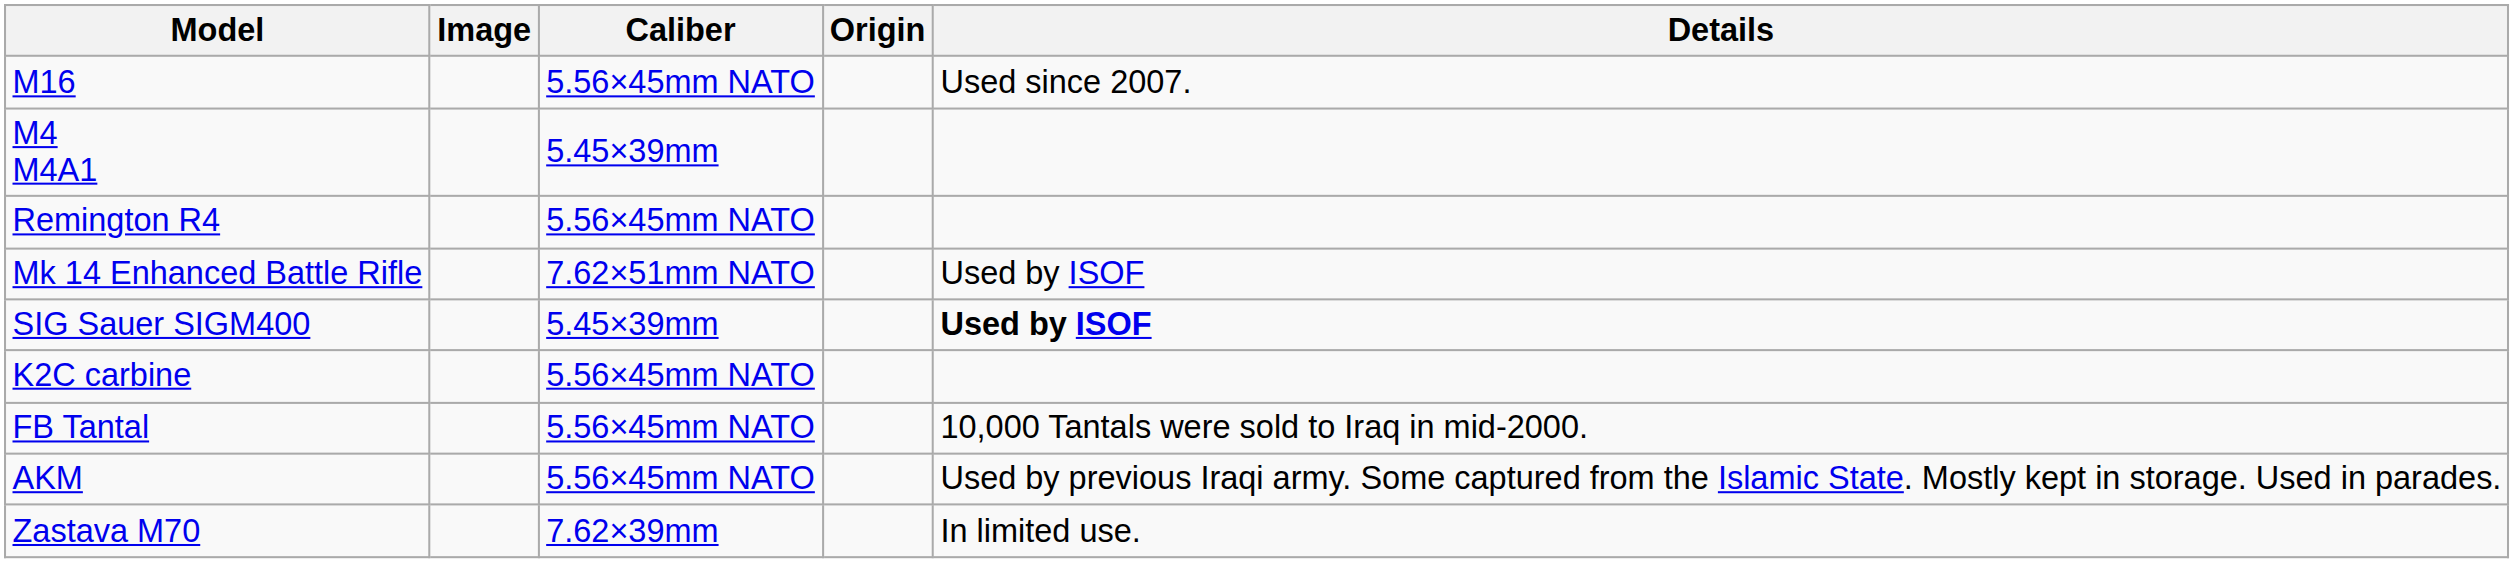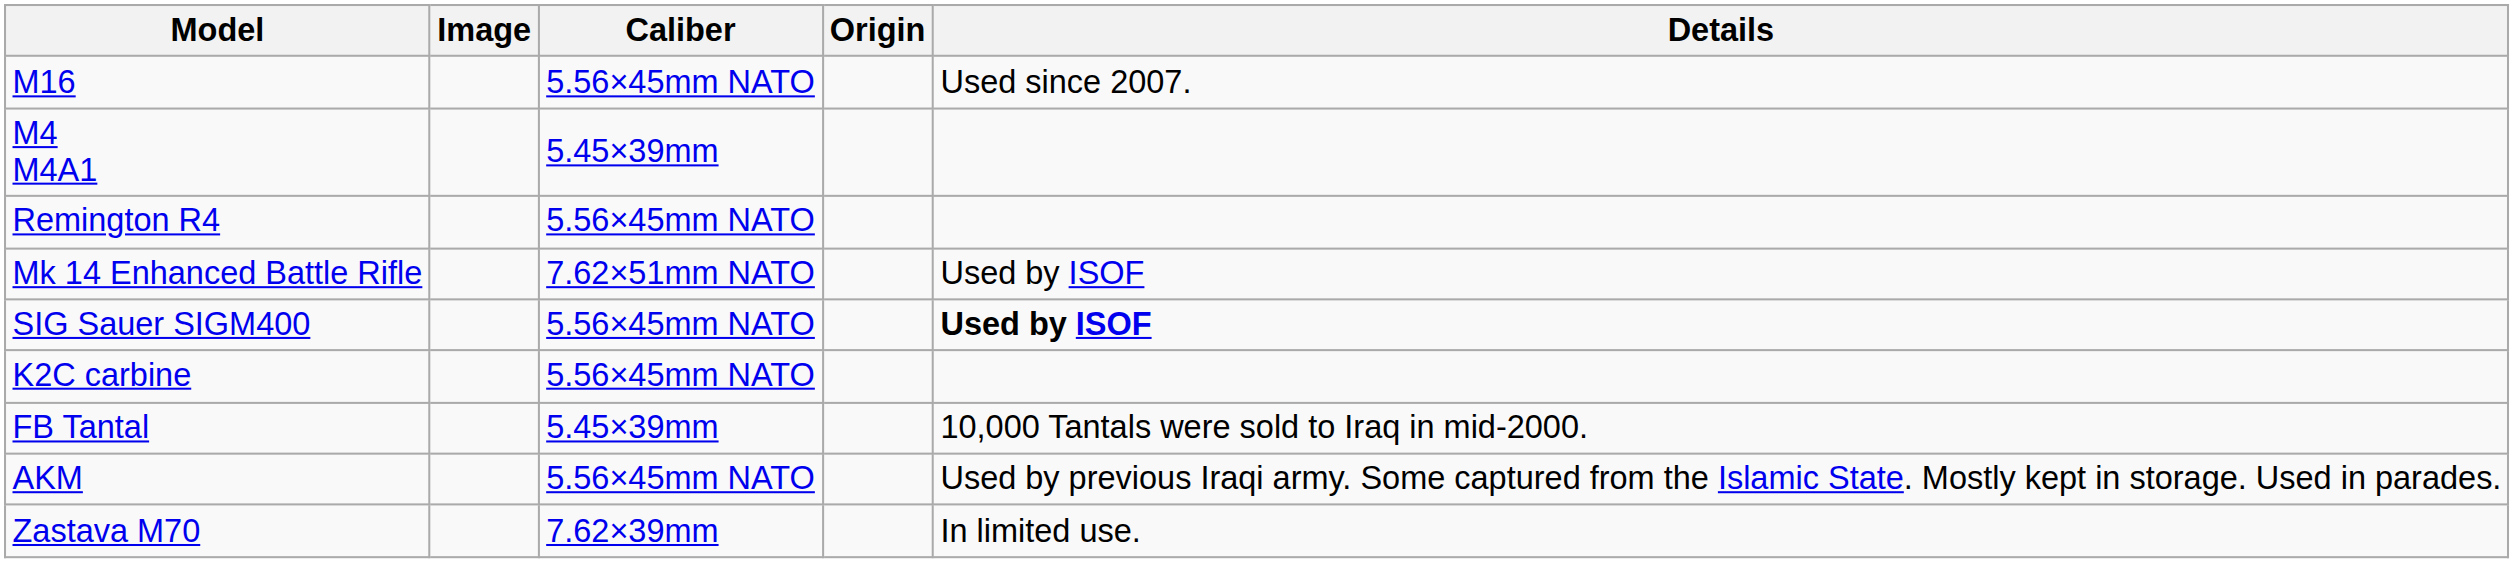(632, 324) 5.45×39mm -> (681, 324) 5.56×45mm NATO
(681, 427) 5.56×45mm NATO -> (632, 427) 5.45×39mm
